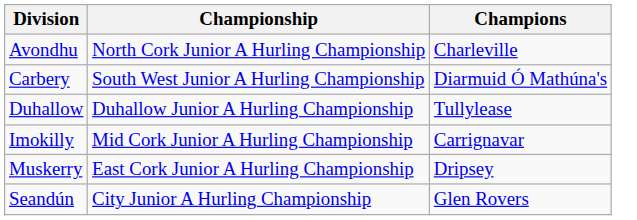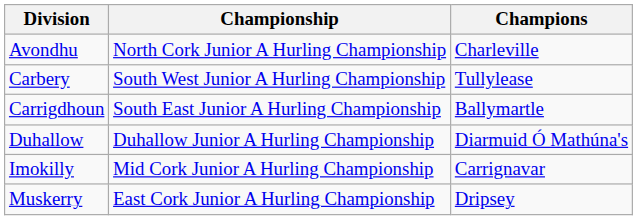(520, 79) Diarmuid Ó Mathúna's -> (494, 79) Tullylease
+ row: (57, 109)
(473, 109) Tullylease -> (541, 139) Diarmuid Ó Mathúna's
- row: (41, 199)
